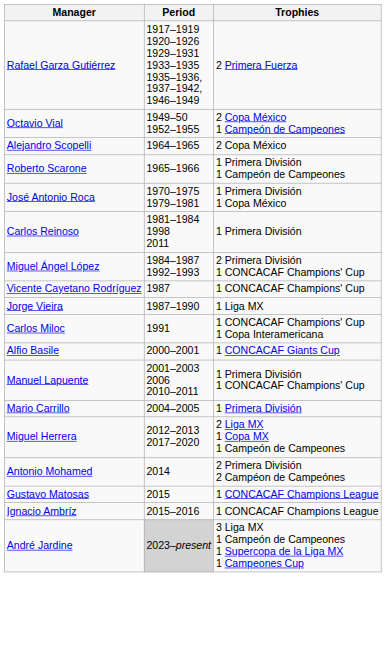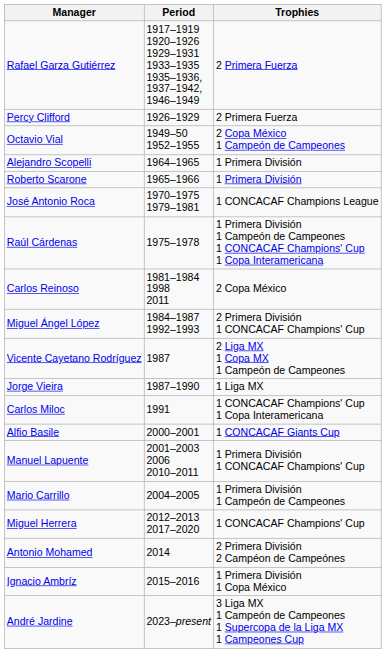+ row: (38, 117)
(251, 146) 2 Copa México -> (259, 163) 1 Primera División
(280, 168) 1 Primera División 1 Campeón de Campeones -> (259, 179) 1 Primera División
(259, 197) 1 Primera División 1 Copa México -> (297, 202) 1 CONCACAF Champions League
+ row: (42, 242)
(259, 232) 1 Primera División -> (251, 289) 2 Copa México
(290, 289) 1 CONCACAF Champions' Cup -> (280, 358) 2 Liga MX 1 Copa MX 1 Campeón de Campeones
(259, 408) 1 Primera División -> (280, 495) 1 Primera División 1 Campeón de Campeones
(280, 437) 2 Liga MX 1 Copa MX 1 Campeón de Campeones -> (290, 524) 1 CONCACAF Champions' Cup
- row: (48, 494)
(297, 511) 1 CONCACAF Champions League -> (259, 581) 1 Primera División 1 Copa México
(179, 545) lightgrey background -> (179, 622) no background
